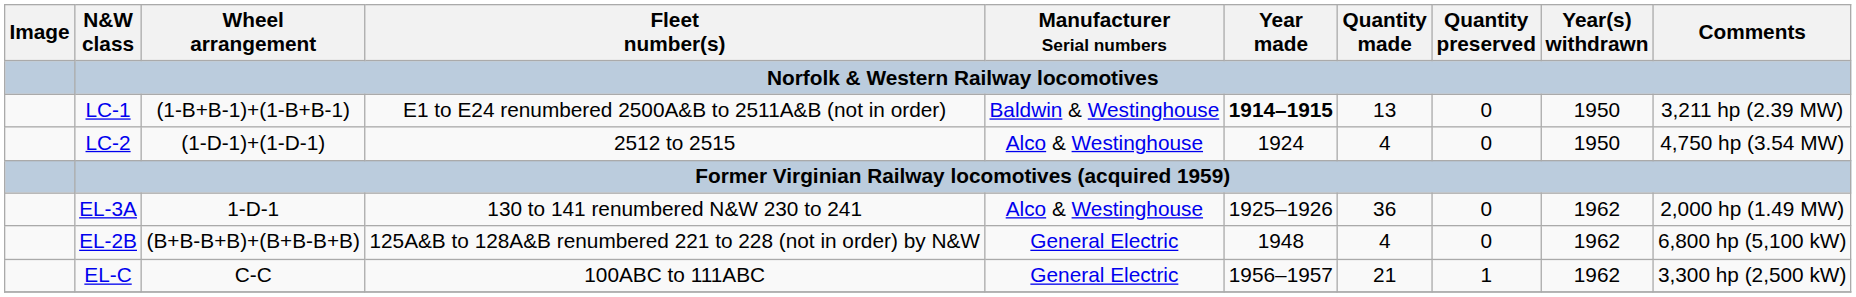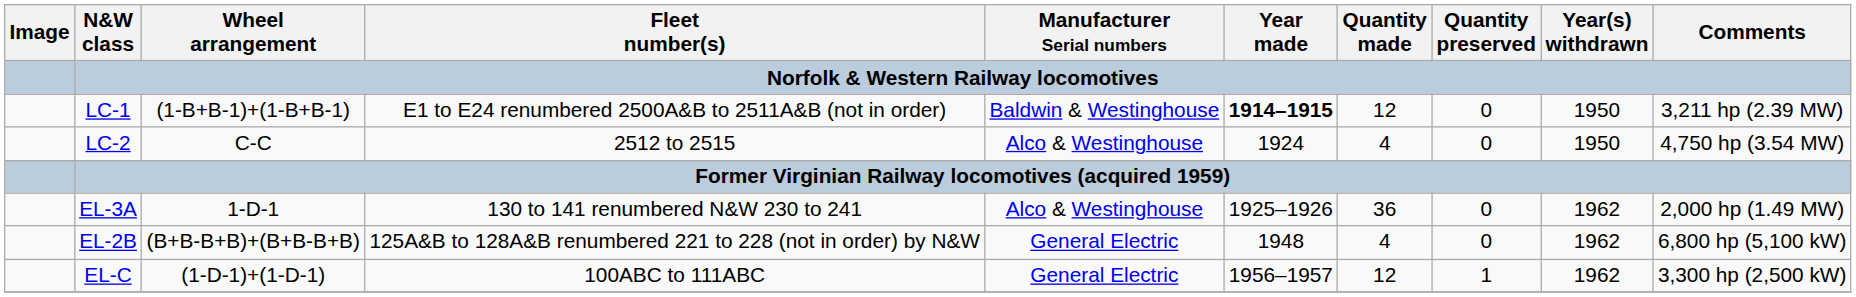(1385, 110) 13 -> (1385, 110) 12
(253, 143) (1-D-1)+(1-D-1) -> (253, 143) C-C
(253, 275) C-C -> (253, 275) (1-D-1)+(1-D-1)
(1385, 275) 21 -> (1385, 275) 12
